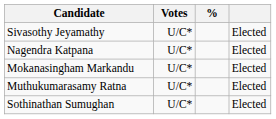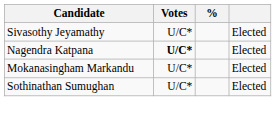(180, 50) normal -> (180, 50) bold
- row: (67, 86)
